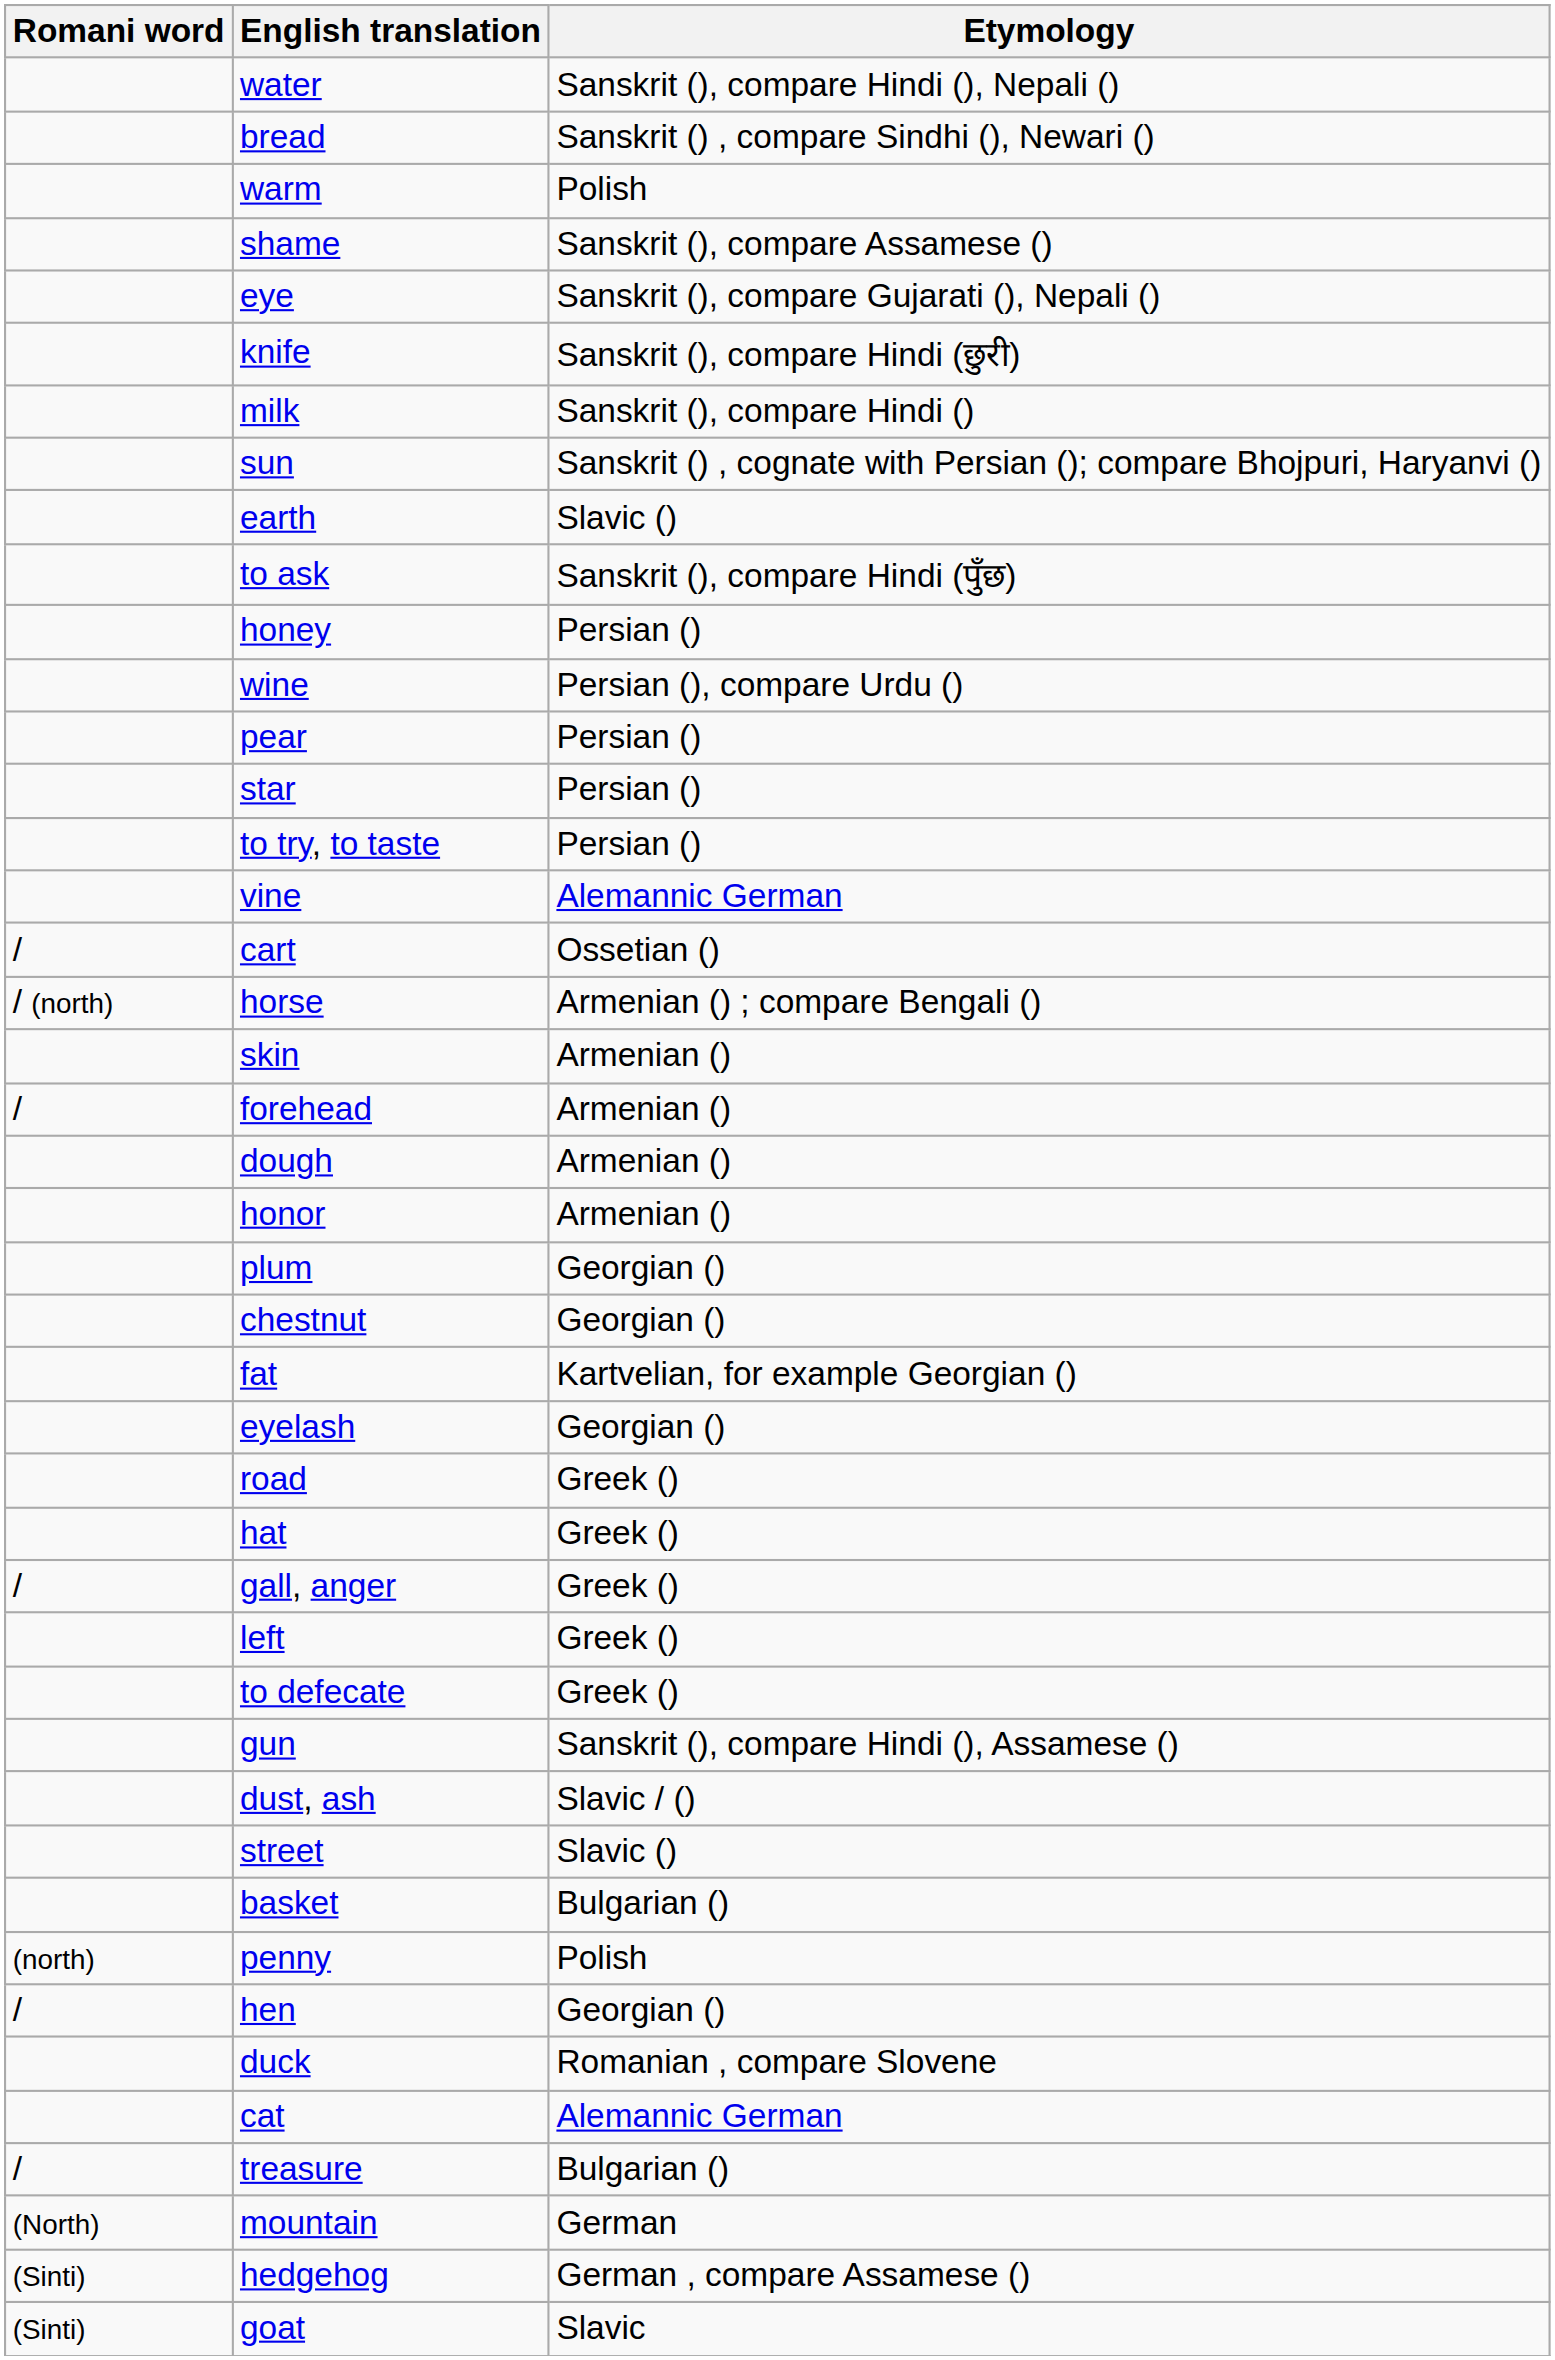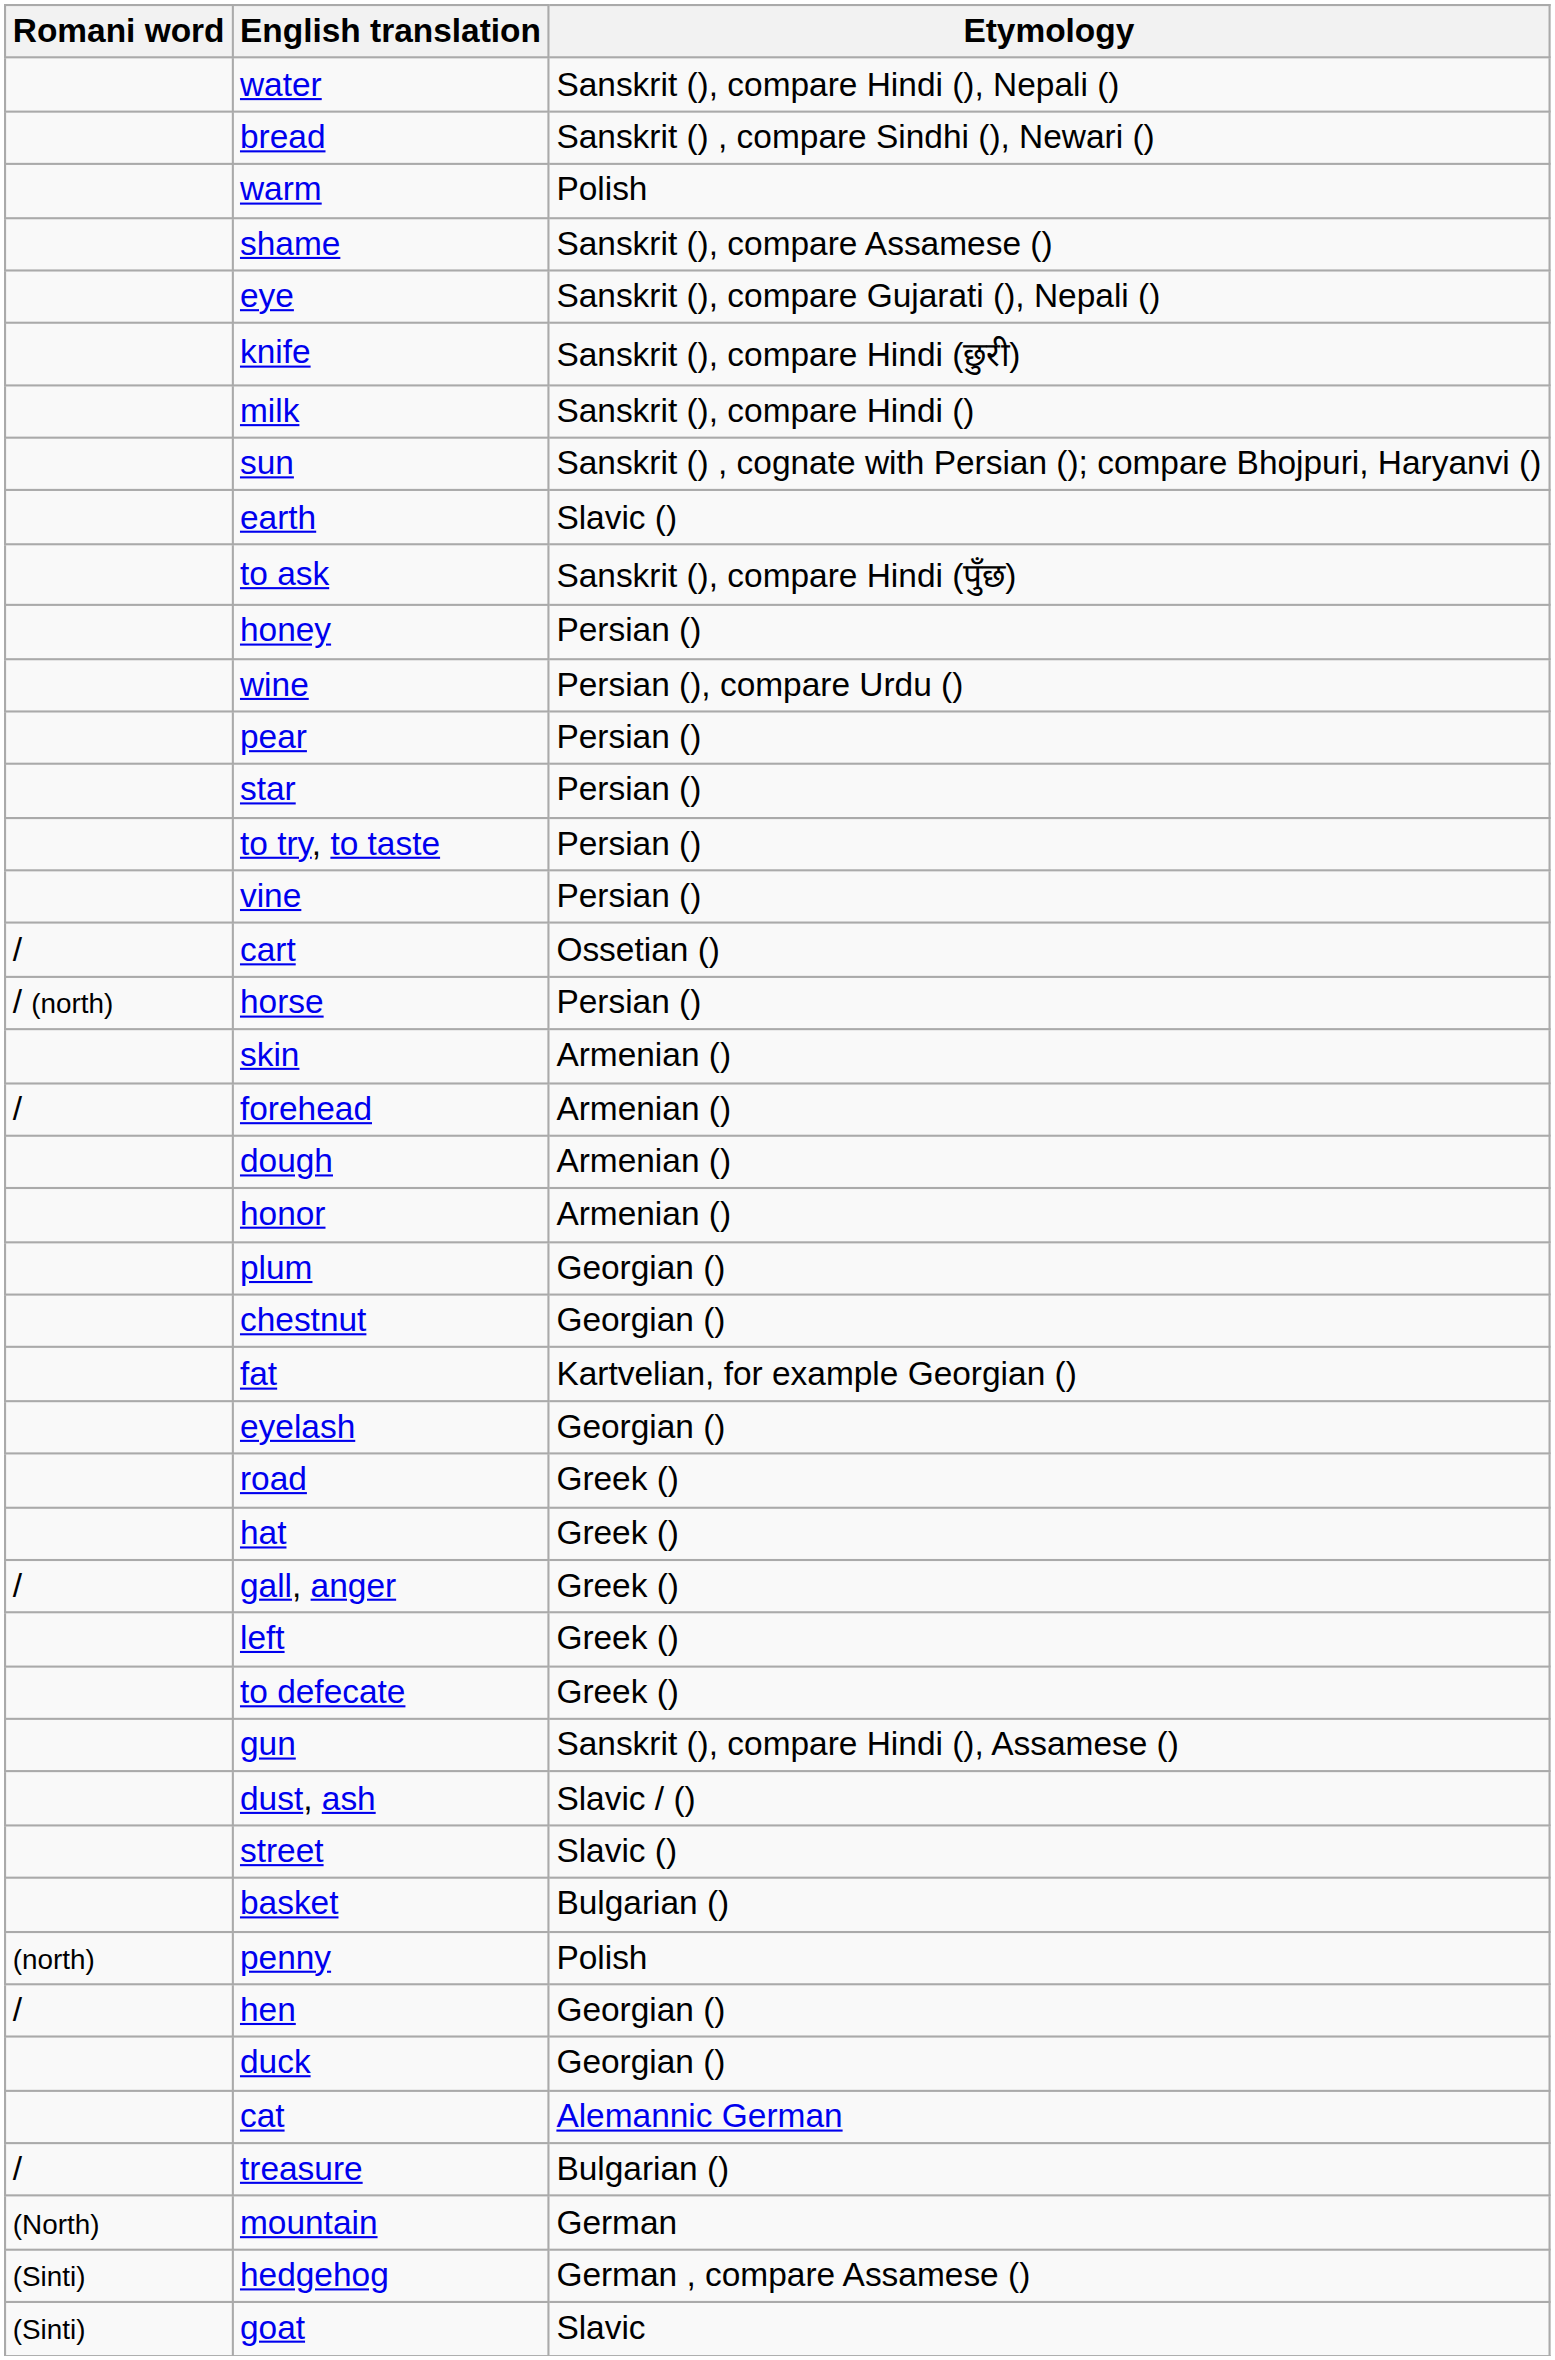(699, 896) Alemannic German -> (629, 896) Persian ()
(799, 1002) Armenian () ; compare Bengali () -> (629, 1002) Persian ()
(777, 2063) Romanian , compare Slovene -> (641, 2063) Georgian ()
